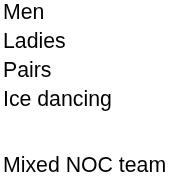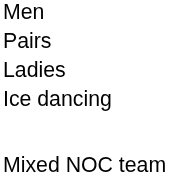rows swapped: (34, 41) <-> (27, 70)
